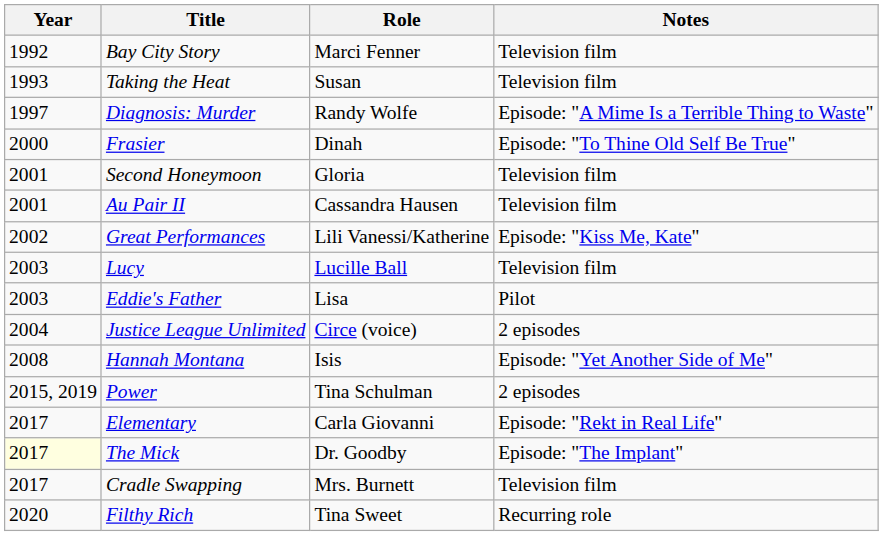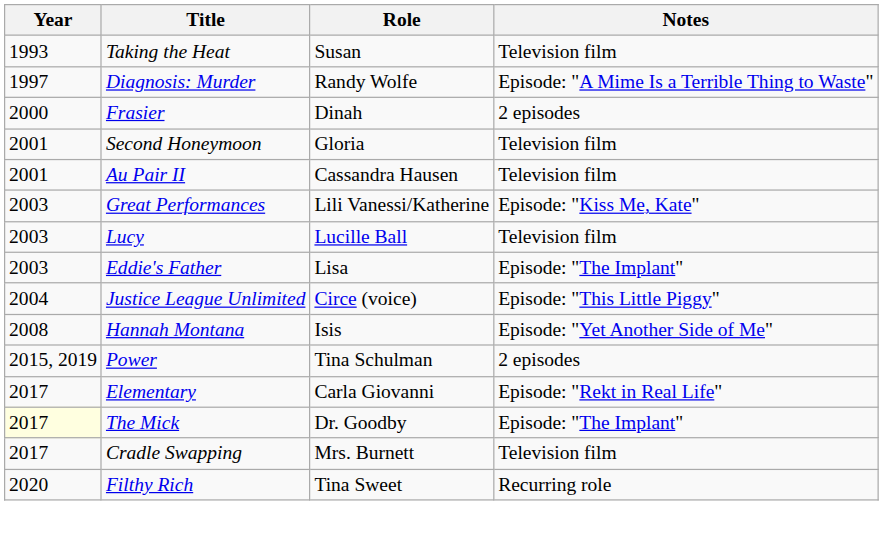- row: (163, 50)
(647, 143) Episode: "To Thine Old Self Be True" -> (539, 112) 2 episodes
(29, 236) 2002 -> (29, 205) 2003
(517, 298) Pilot -> (591, 267) Episode: "The Implant"
(539, 329) 2 episodes -> (609, 298) Episode: "This Little Piggy"
